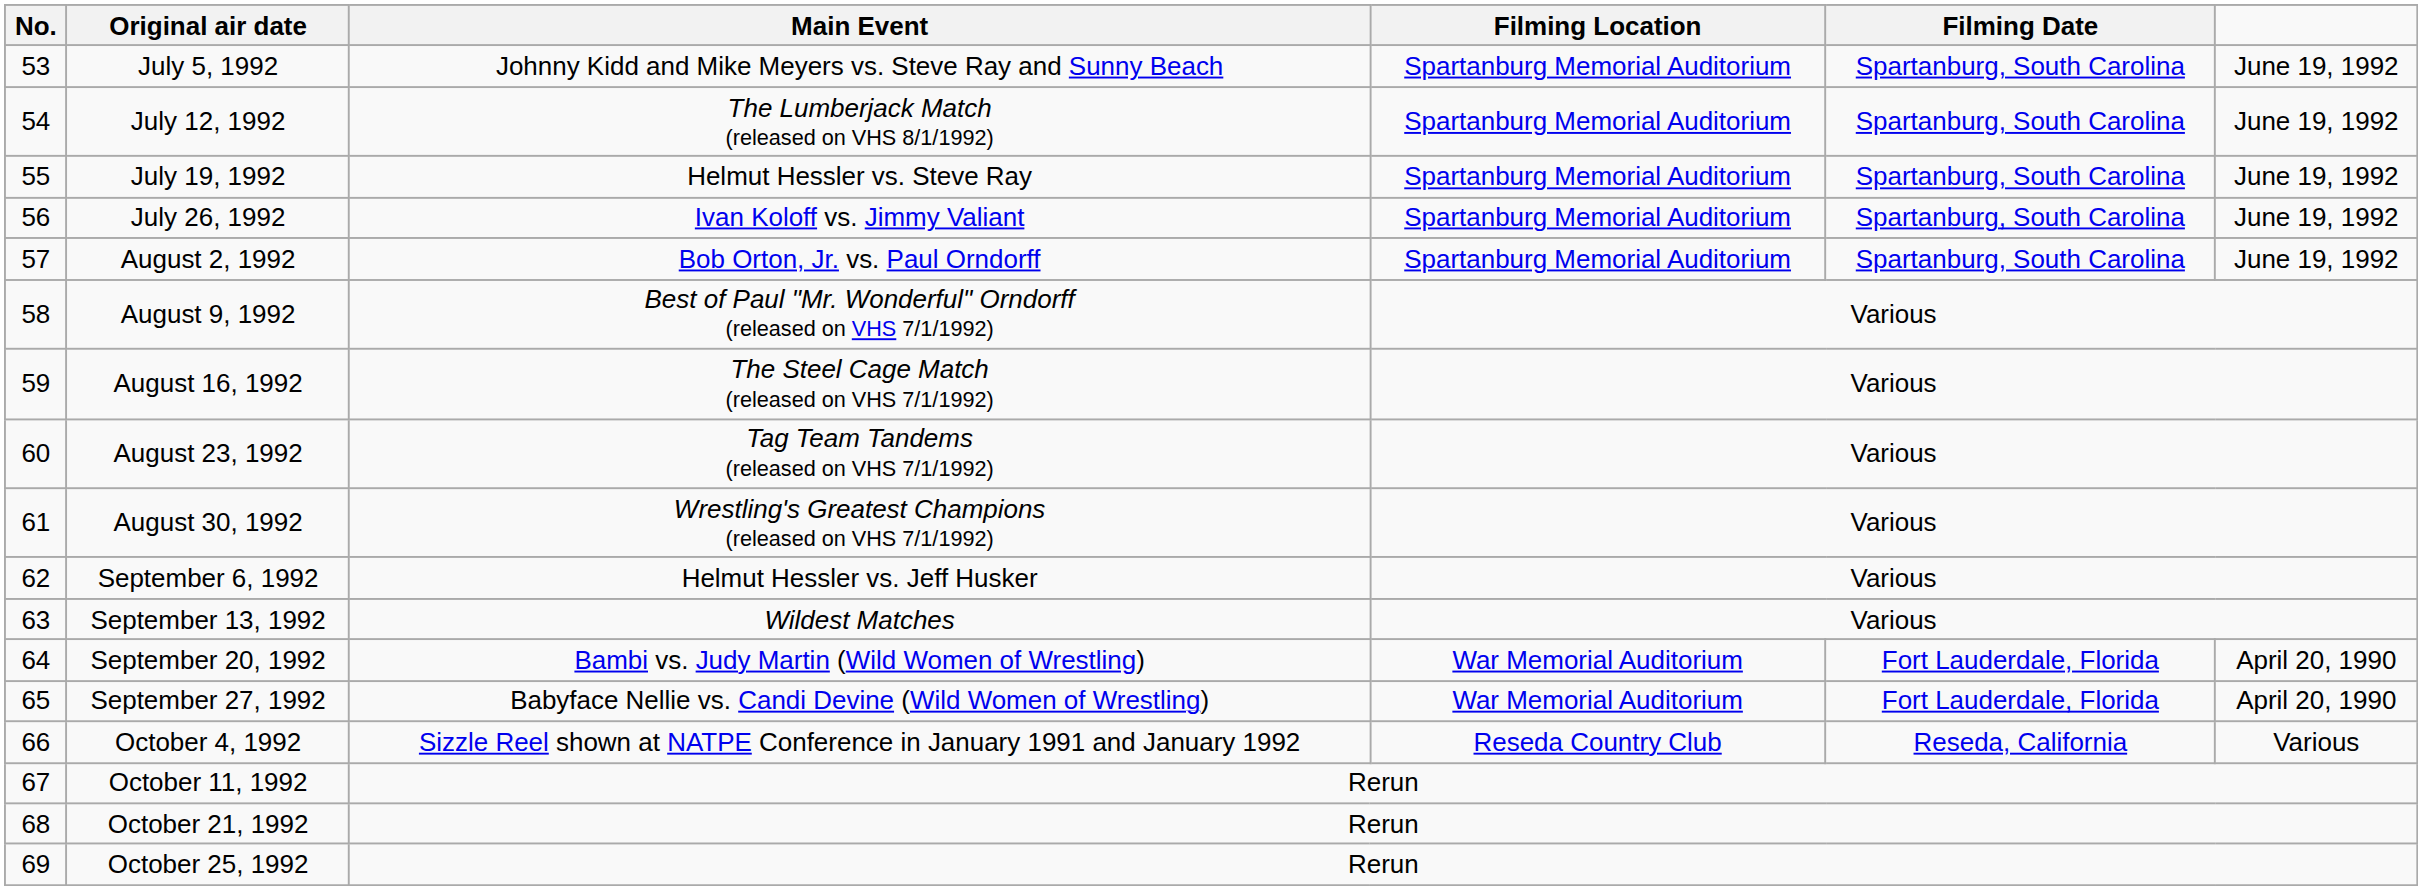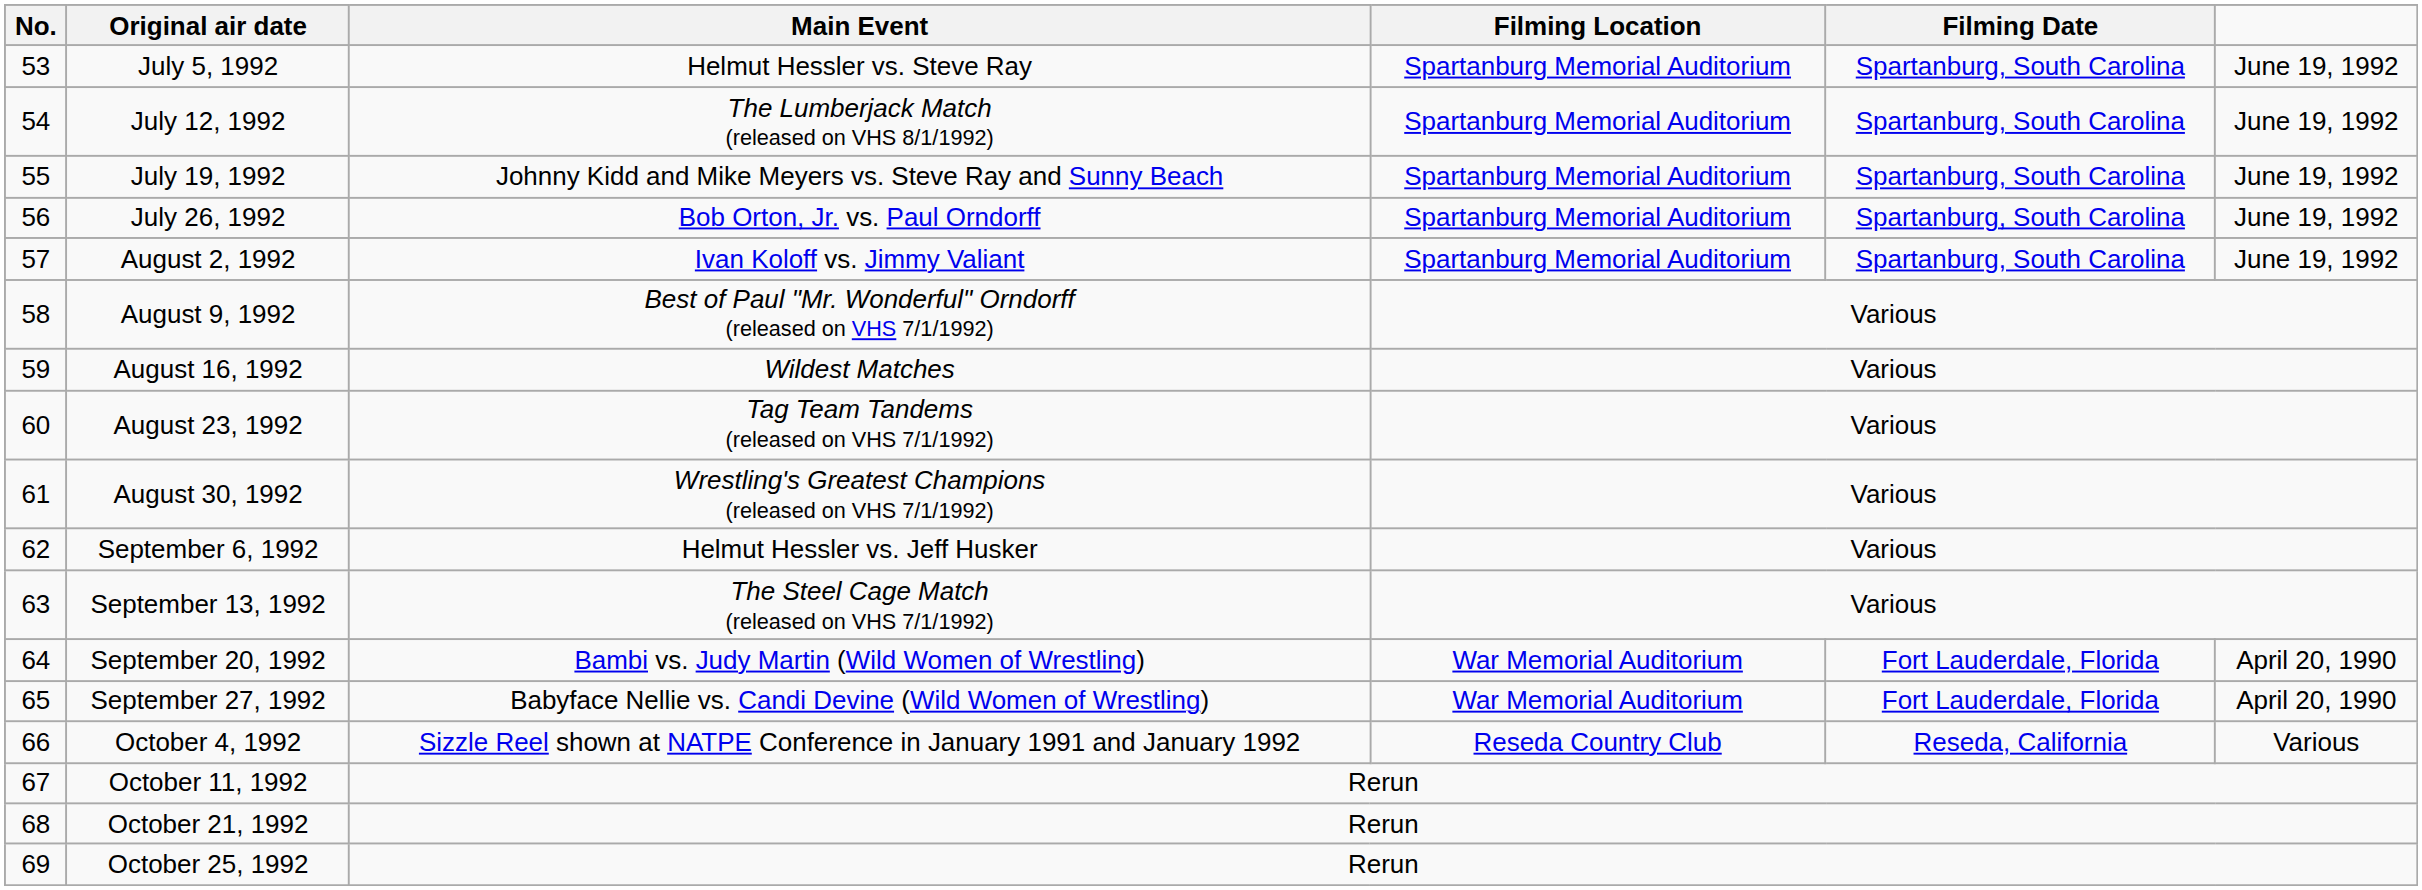(860, 66) Johnny Kidd and Mike Meyers vs. Steve Ray and Sunny Beach -> (860, 66) Helmut Hessler vs. Steve Ray
(860, 177) Helmut Hessler vs. Steve Ray -> (860, 177) Johnny Kidd and Mike Meyers vs. Steve Ray and Sunny Beach
(860, 217) Ivan Koloff vs. Jimmy Valiant -> (860, 217) Bob Orton, Jr. vs. Paul Orndorff
(860, 258) Bob Orton, Jr. vs. Paul Orndorff -> (860, 258) Ivan Koloff vs. Jimmy Valiant
(860, 382) The Steel Cage Match (released on VHS 7/1/1992) -> (860, 369) Wildest Matches
(860, 619) Wildest Matches -> (860, 603) The Steel Cage Match (released on VHS 7/1/1992)
